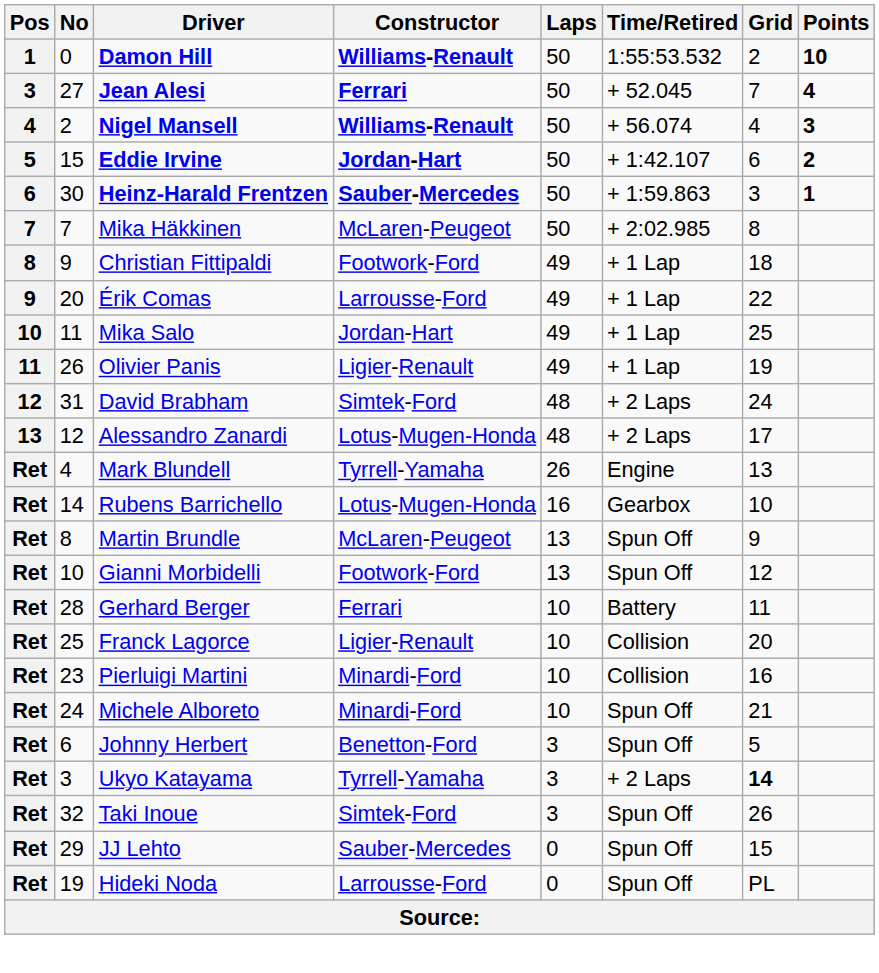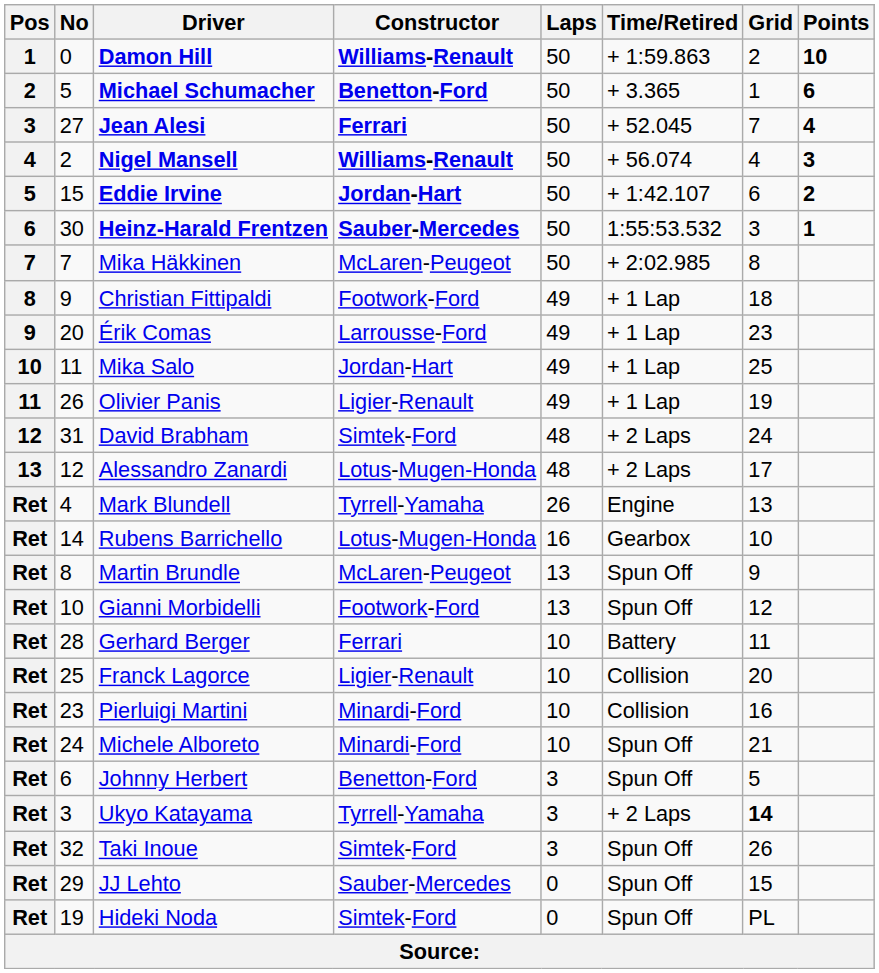(664, 57) 1:55:53.532 -> (659, 57) + 1:59.863
+ row: (207, 91)
(659, 194) + 1:59.863 -> (664, 229) 1:55:53.532
(760, 297) 22 -> (760, 332) 23
(412, 882) Larrousse-Ford -> (397, 917) Simtek-Ford
